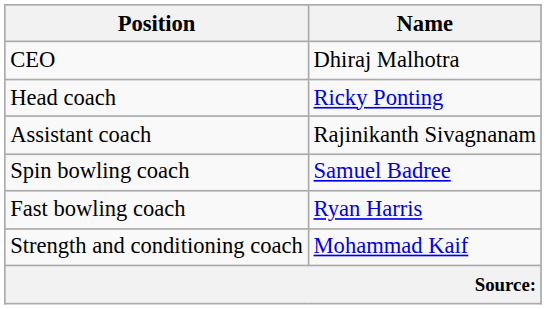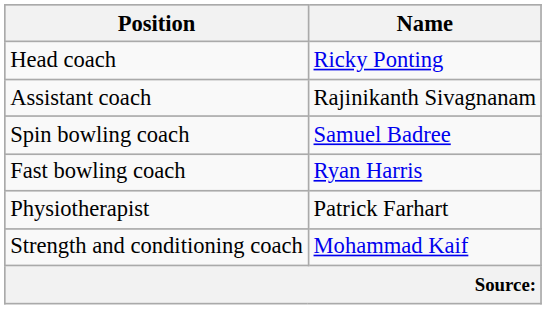- row: (33, 59)
+ row: (80, 208)
